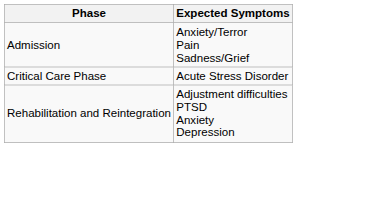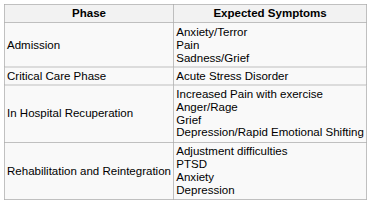+ row: (70, 113)
